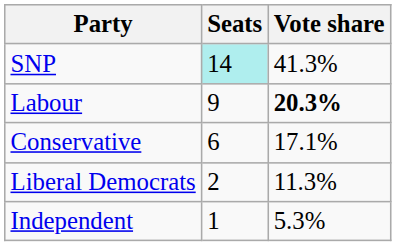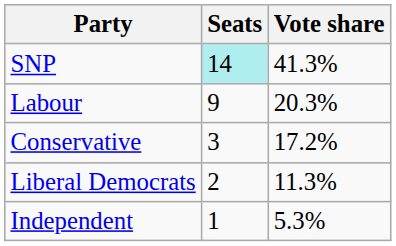(308, 102) bold -> (306, 102) normal
(213, 142) 6 -> (213, 142) 3
(306, 142) 17.1% -> (306, 142) 17.2%
